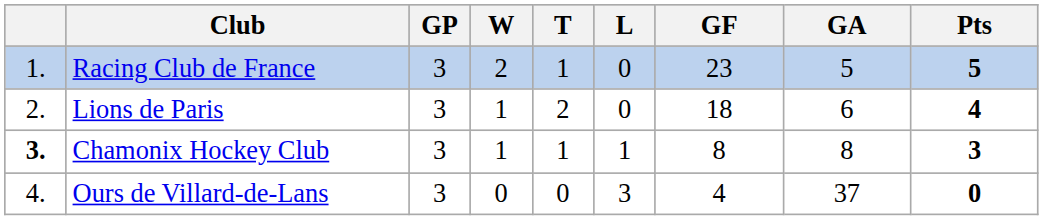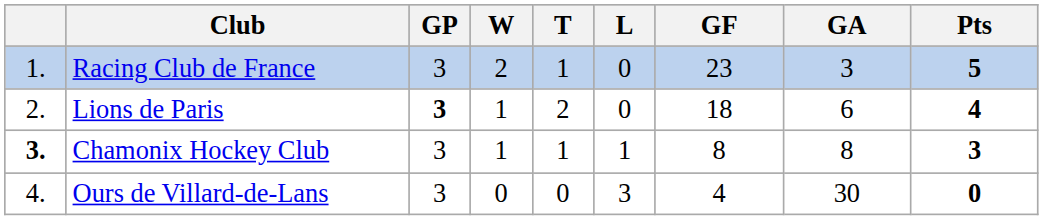(847, 67) 5 -> (847, 67) 3
(439, 109) normal -> (439, 109) bold
(847, 192) 37 -> (847, 192) 30
